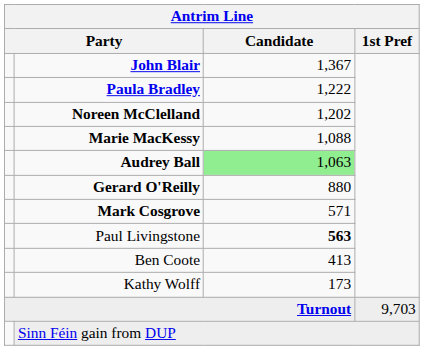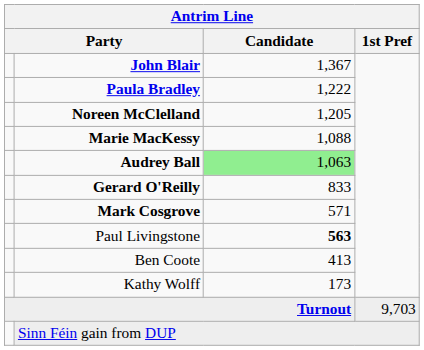(334, 114) 1,202 -> (334, 114) 1,205
(340, 187) 880 -> (340, 187) 833
